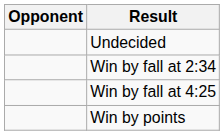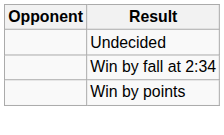- row: (153, 92)
